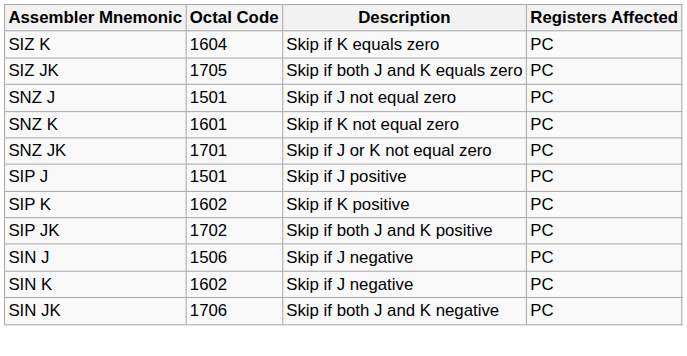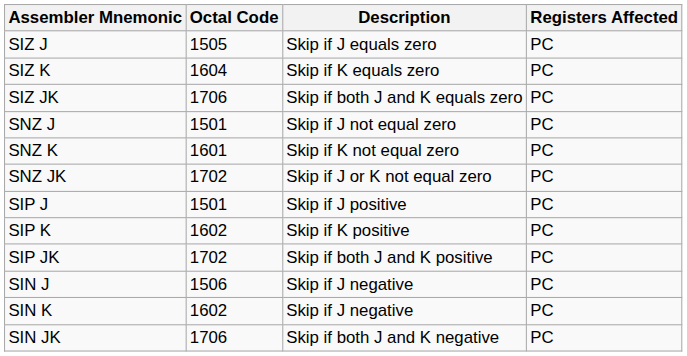+ row: (28, 44)
(208, 71) 1705 -> (208, 97) 1706
(208, 151) 1701 -> (208, 177) 1702
